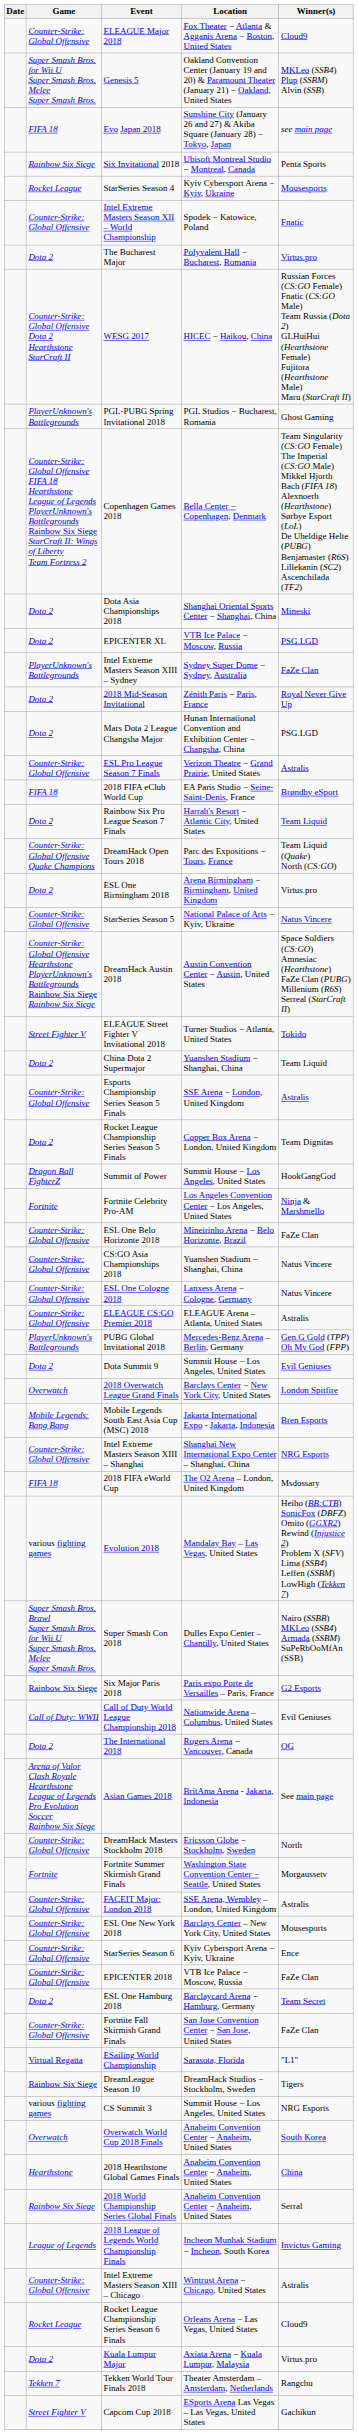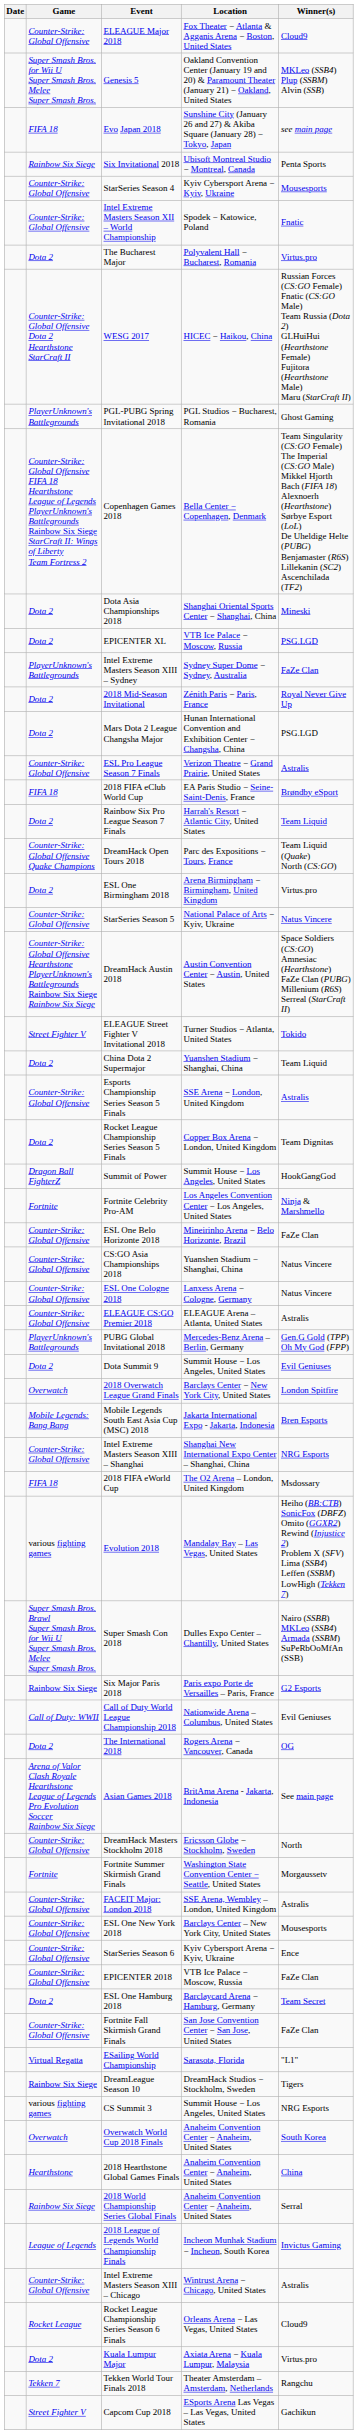(55, 188) Rocket League -> (59, 188) Counter-Strike: Global Offensive
